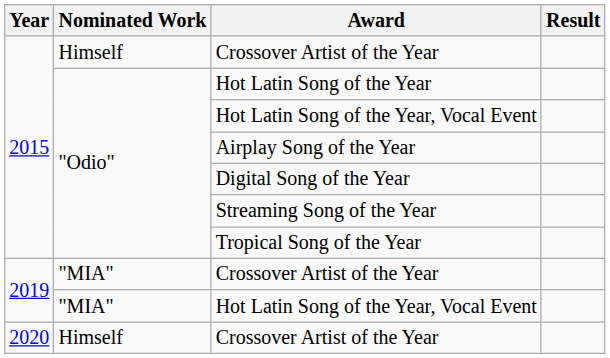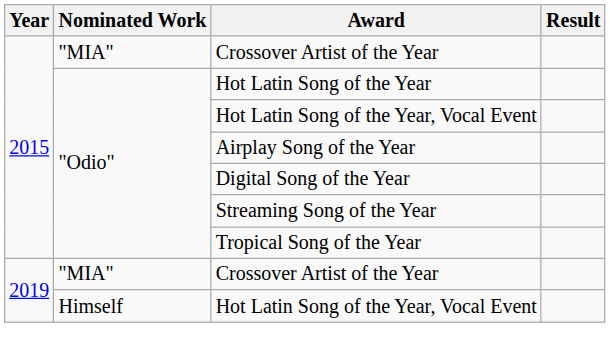(91, 52) Himself -> (86, 52) "MIA"
(86, 305) "MIA" -> (91, 305) Himself
- row: (29, 337)
